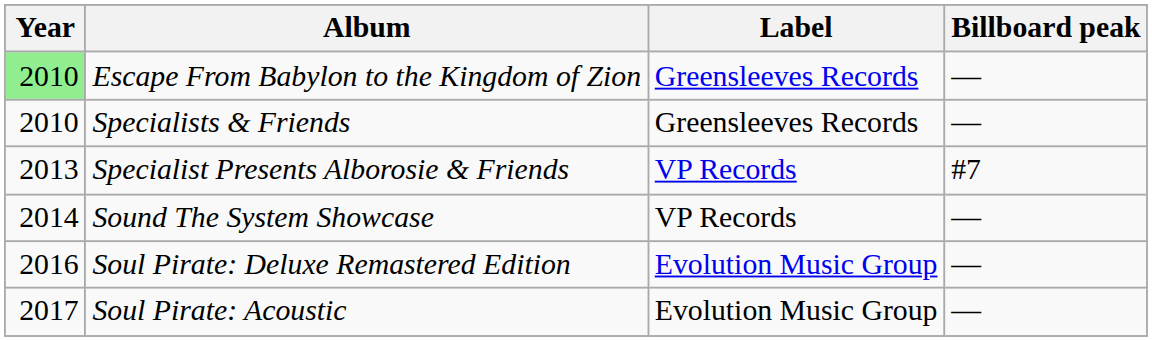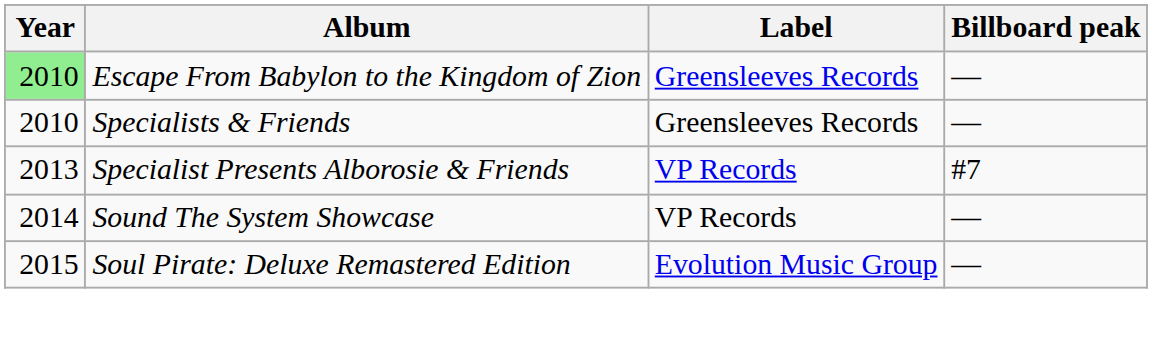(45, 264) 2016 -> (45, 264) 2015
- row: (219, 311)
